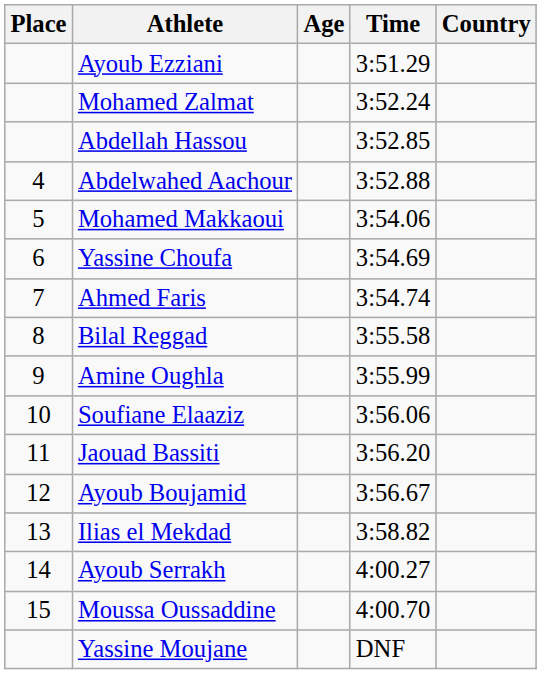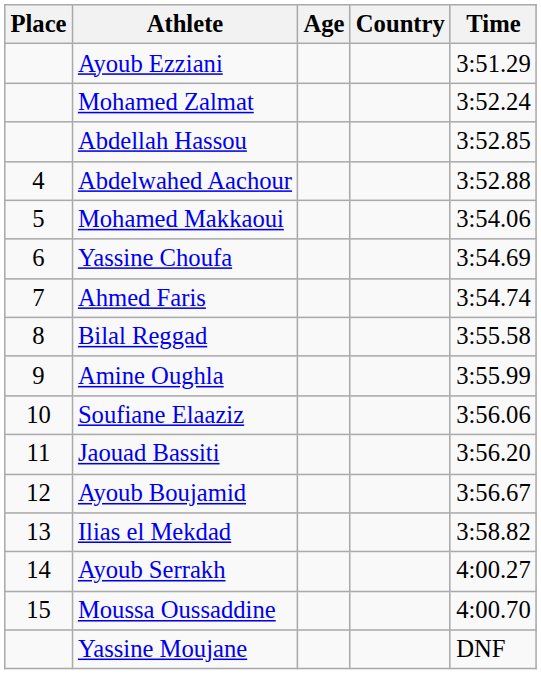columns swapped: (486, 24) <-> (393, 24)
